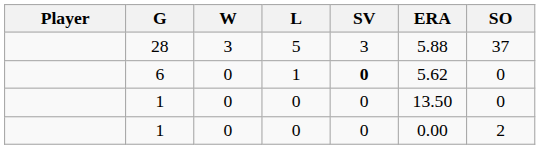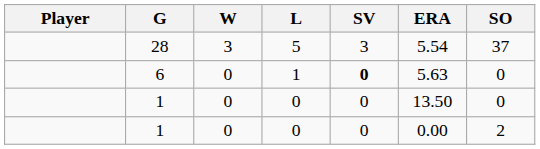(432, 46) 5.88 -> (432, 46) 5.54
(432, 74) 5.62 -> (432, 74) 5.63
